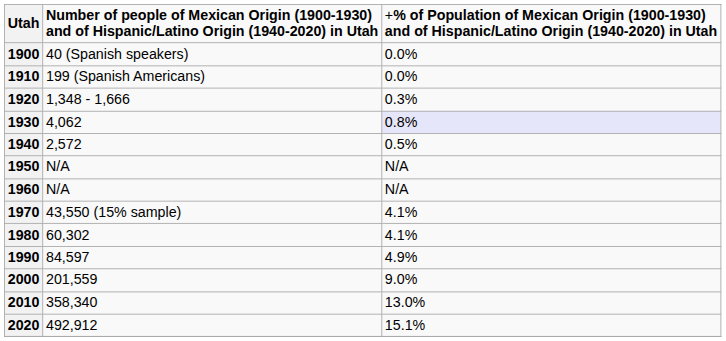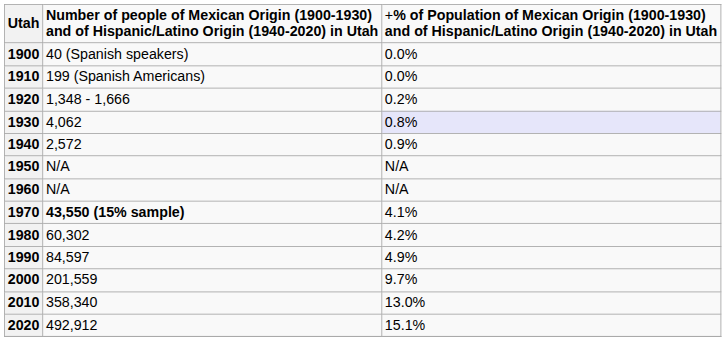(401, 99) 0.3% -> (401, 99) 0.2%
(401, 144) 0.5% -> (401, 144) 0.9%
(114, 212) normal -> (115, 212) bold
(401, 235) 4.1% -> (401, 235) 4.2%
(401, 280) 9.0% -> (401, 280) 9.7%
